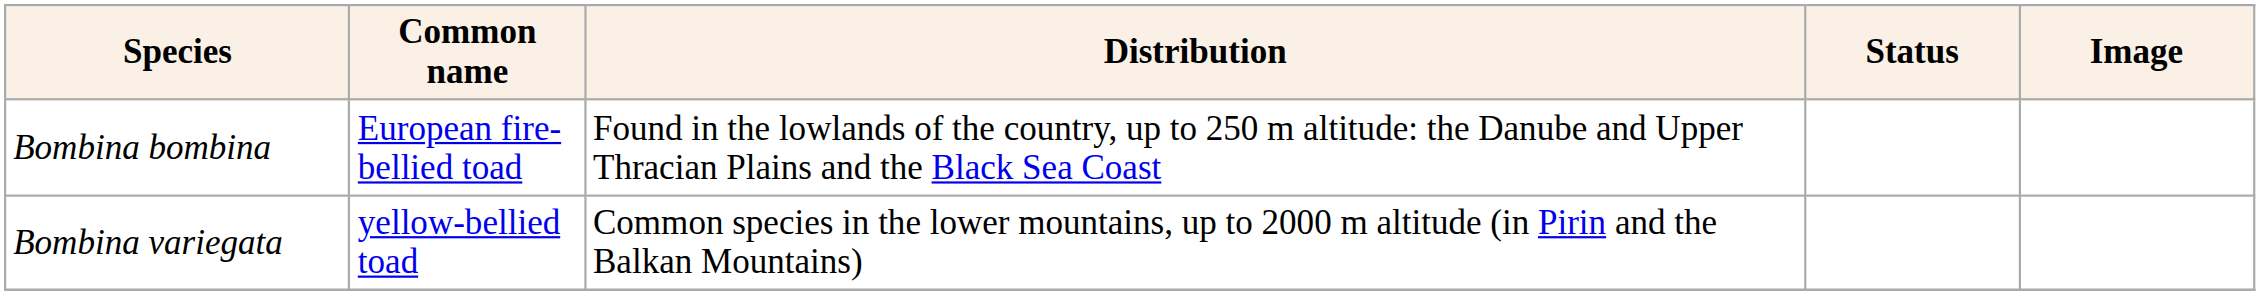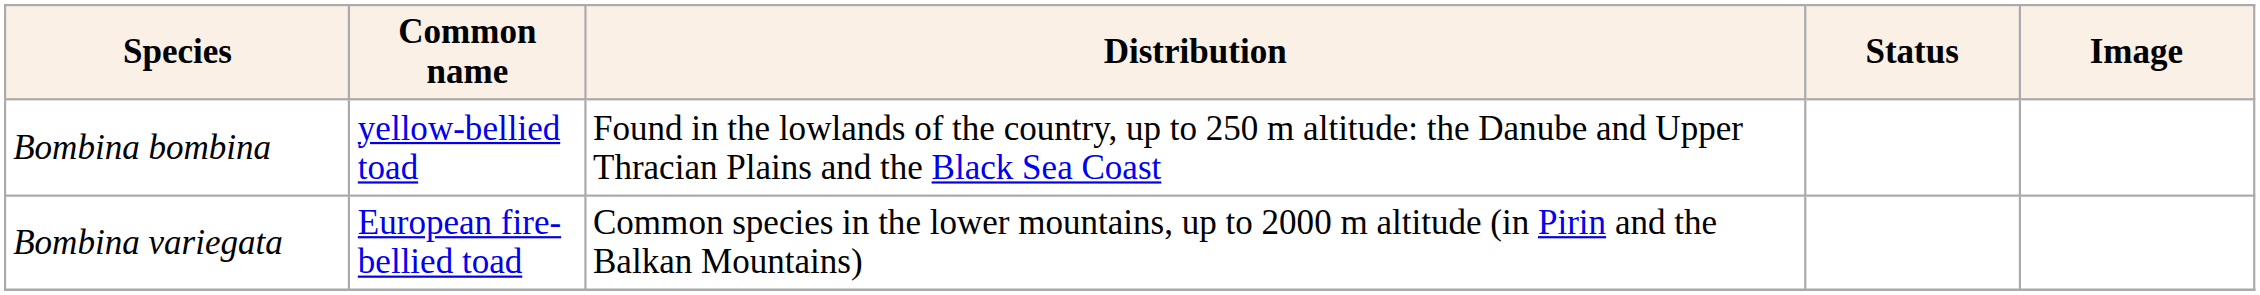(459, 146) European fire-bellied toad -> (459, 146) yellow-bellied toad
(459, 241) yellow-bellied toad -> (459, 241) European fire-bellied toad
